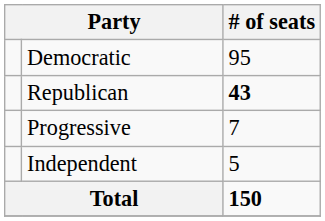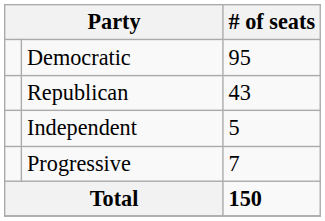(240, 92) bold -> (240, 92) normal
rows swapped: (79, 127) <-> (82, 163)
